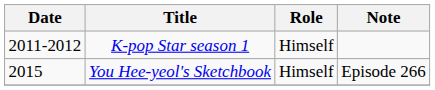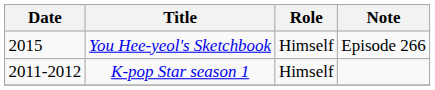rows swapped: (180, 44) <-> (180, 71)
